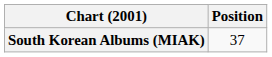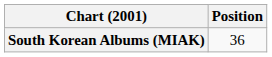(237, 39) 37 -> (237, 39) 36
